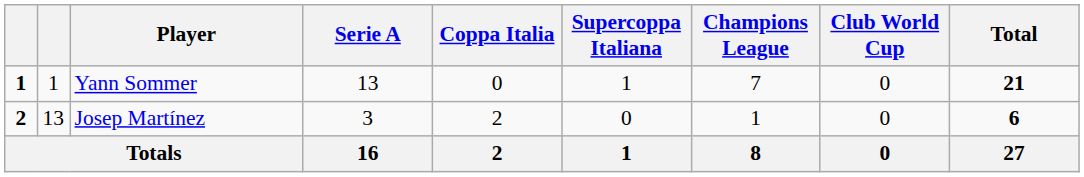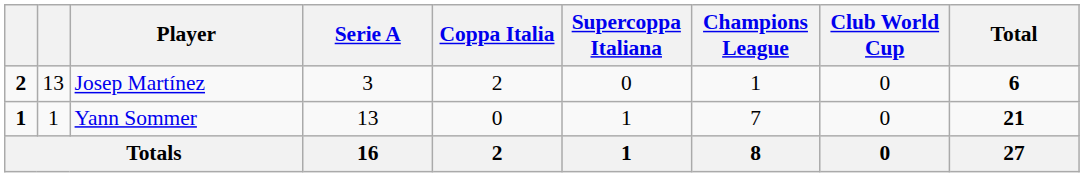rows swapped: (136, 83) <-> (140, 118)
